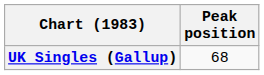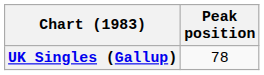(220, 58) 68 -> (220, 58) 78
